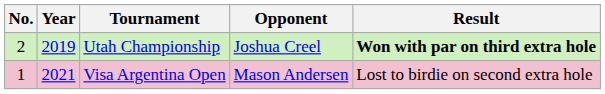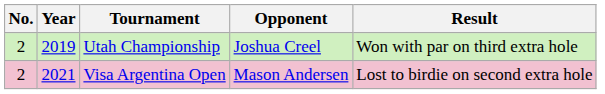(476, 46) bold -> (467, 46) normal
(21, 74) 1 -> (21, 74) 2
